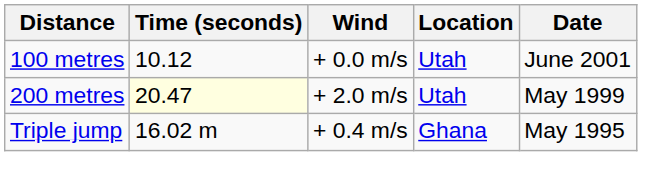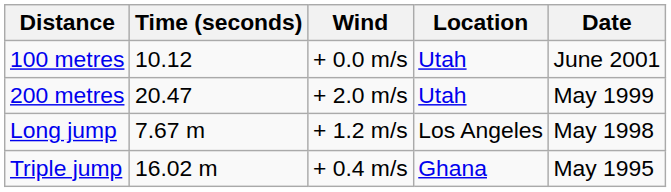(164, 95) lightyellow background -> (164, 95) no background
+ row: (63, 131)
